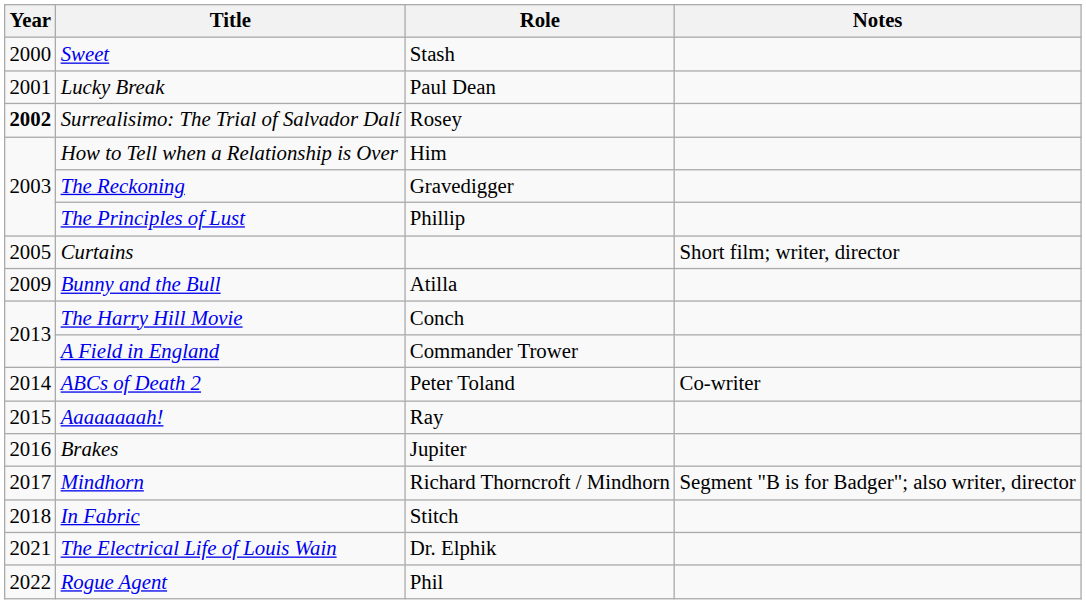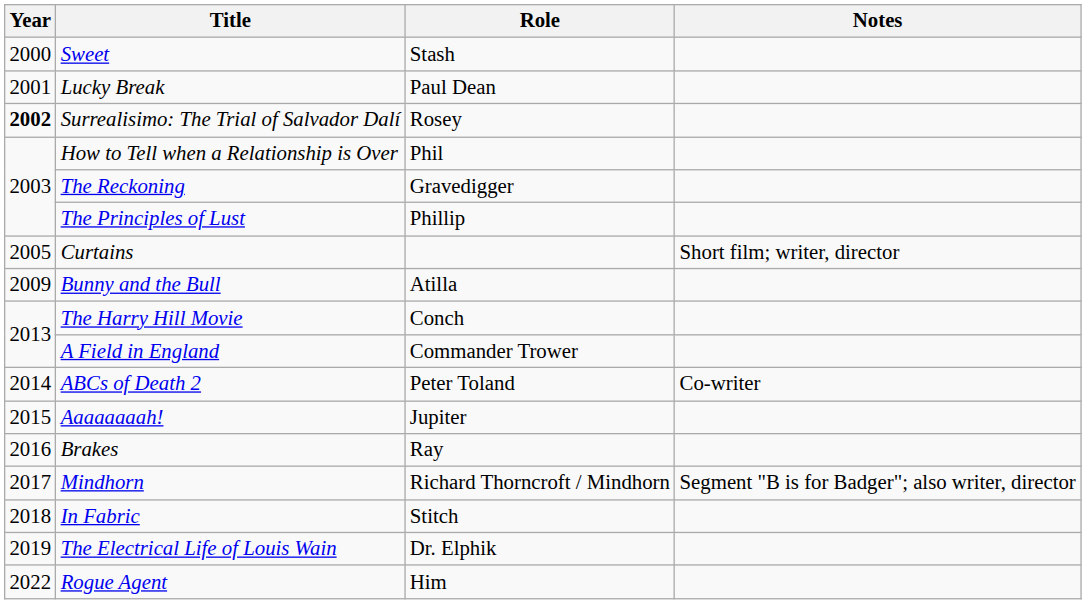(428, 152) Him -> (427, 152) Phil
(427, 416) Ray -> (438, 416) Jupiter
(438, 449) Jupiter -> (427, 449) Ray
(30, 548) 2021 -> (30, 548) 2019
(427, 581) Phil -> (428, 581) Him
